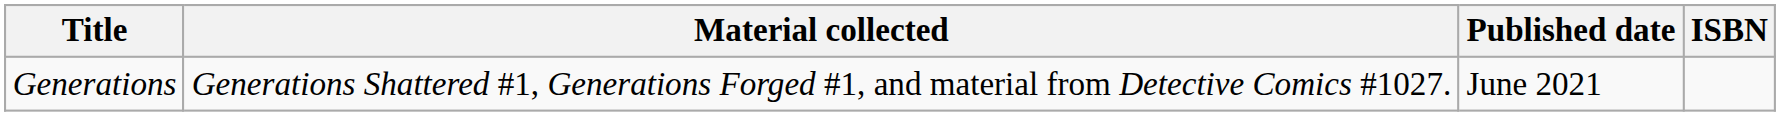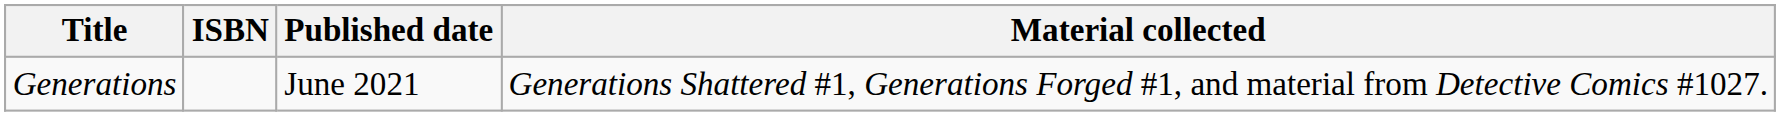columns swapped: (821, 30) <-> (1729, 30)
